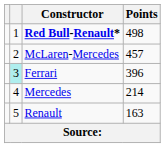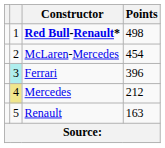(135, 53) 457 -> (135, 53) 454
(16, 92) no background -> (16, 92) khaki background
(135, 92) 214 -> (135, 92) 212
